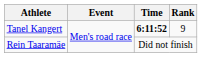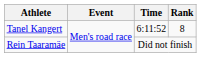(152, 29) bold -> (151, 29) normal
(183, 29) 9 -> (182, 29) 8
